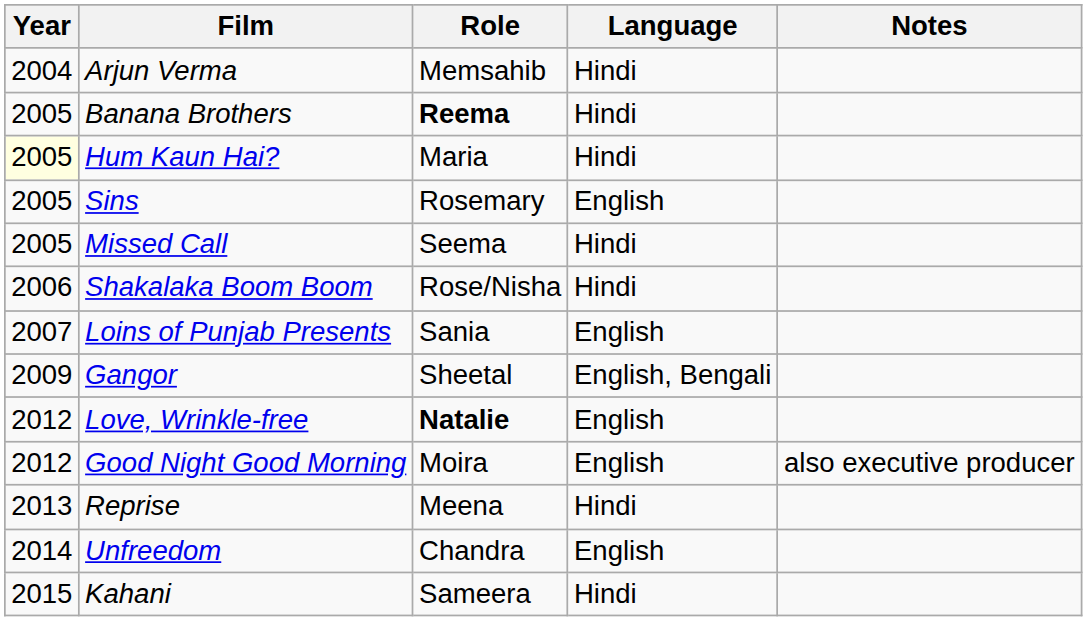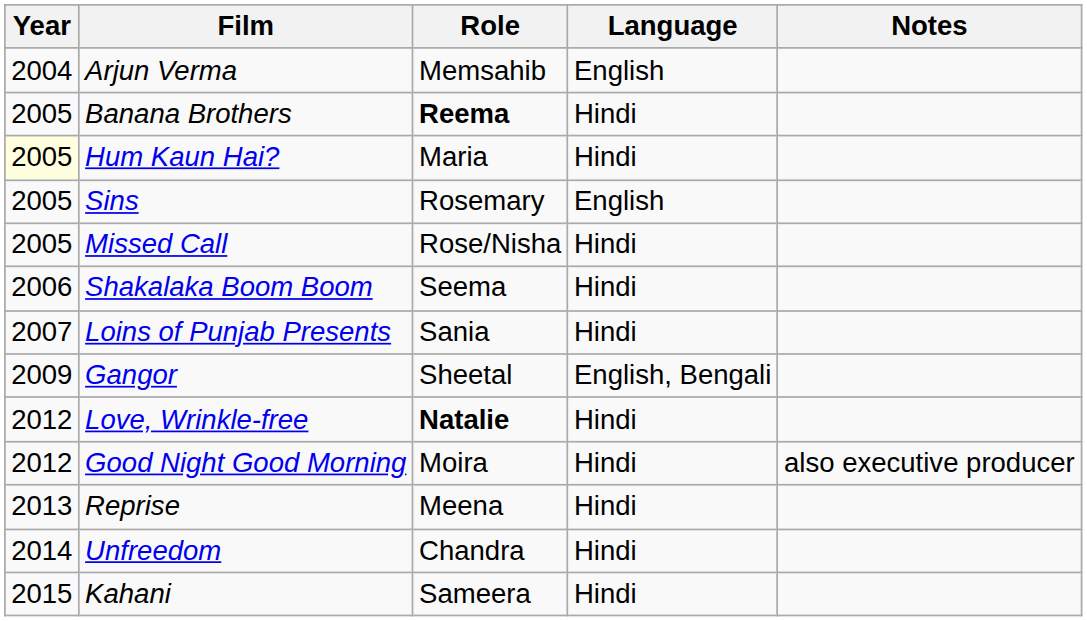(605, 69) Hindi -> (619, 69) English
(463, 244) Seema -> (490, 244) Rose/Nisha
(490, 288) Rose/Nisha -> (463, 288) Seema
(619, 331) English -> (605, 331) Hindi
(619, 419) English -> (605, 419) Hindi
(619, 462) English -> (605, 462) Hindi
(619, 550) English -> (605, 550) Hindi
